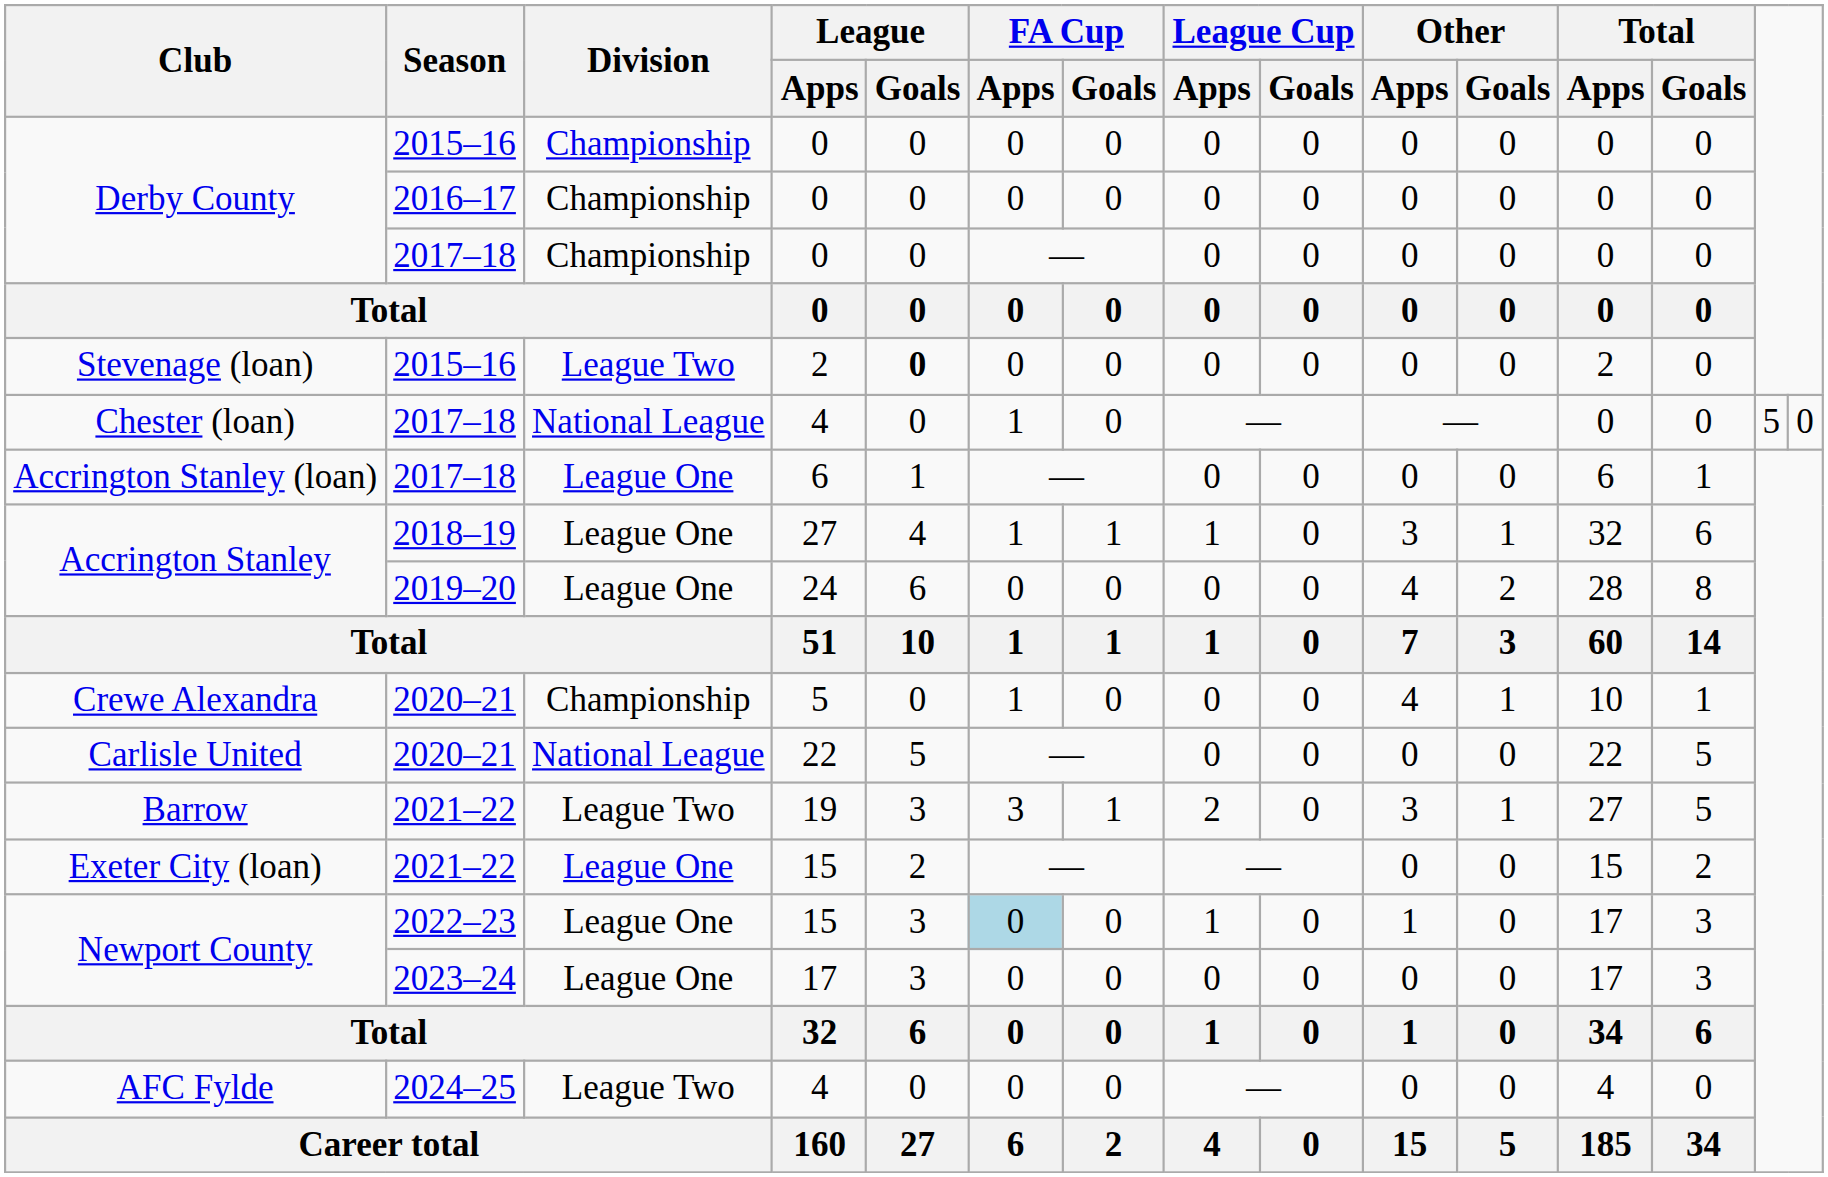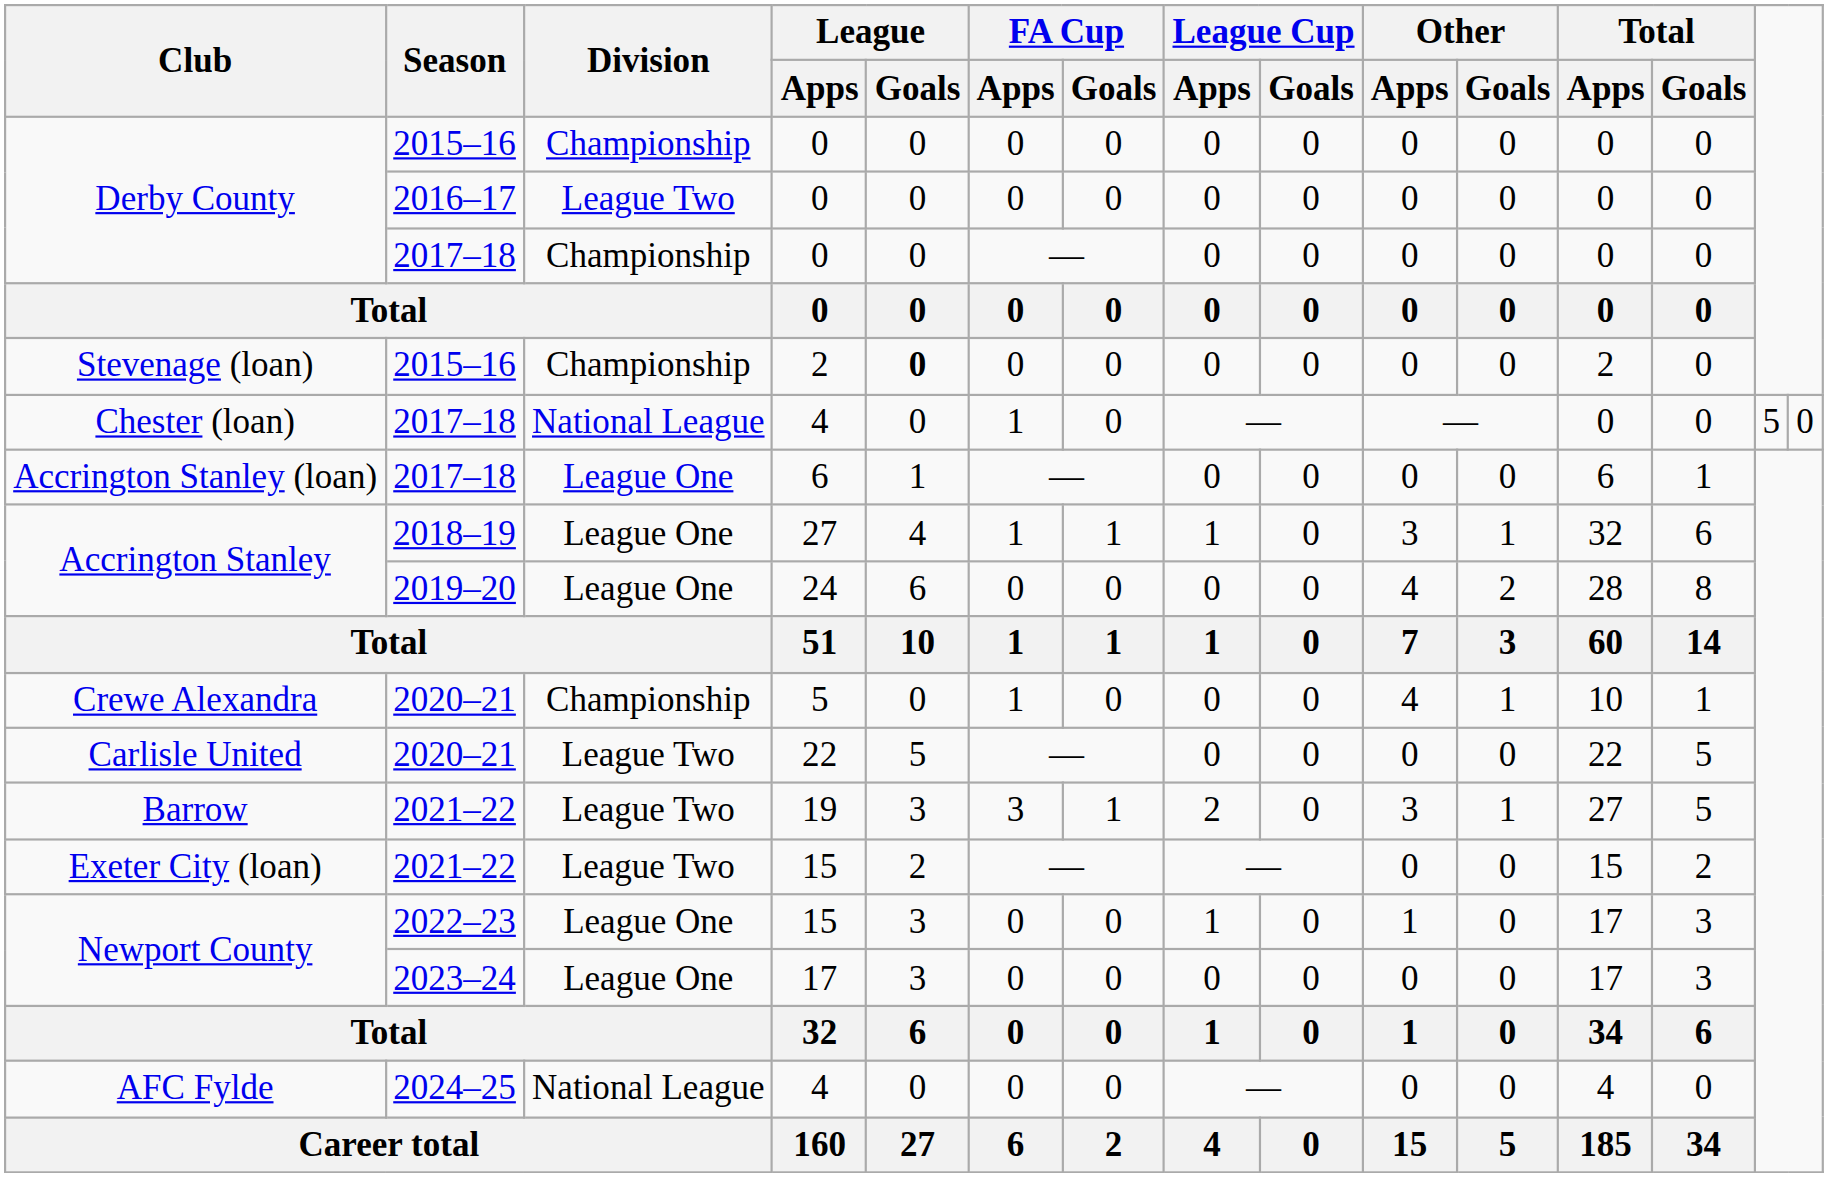(648, 198) Championship -> (648, 198) League Two
(648, 365) League Two -> (648, 365) Championship
(648, 754) National League -> (648, 754) League Two
(648, 865) League One -> (648, 865) League Two
(1016, 921) lightblue background -> (1016, 921) no background
(648, 1088) League Two -> (648, 1088) National League
